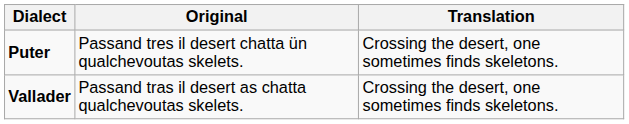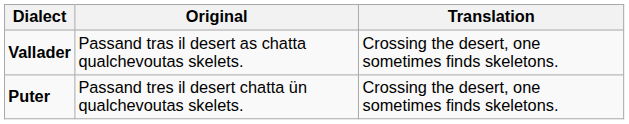rows swapped: (40, 96) <-> (29, 52)
